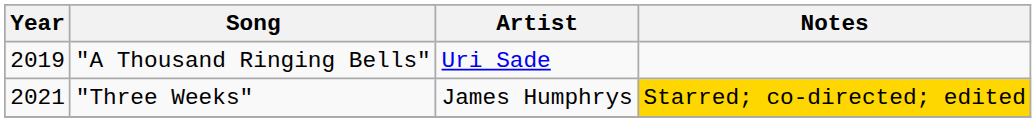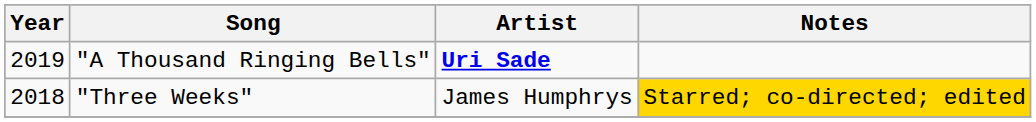(496, 60) normal -> (496, 60) bold
(38, 98) 2021 -> (38, 98) 2018
